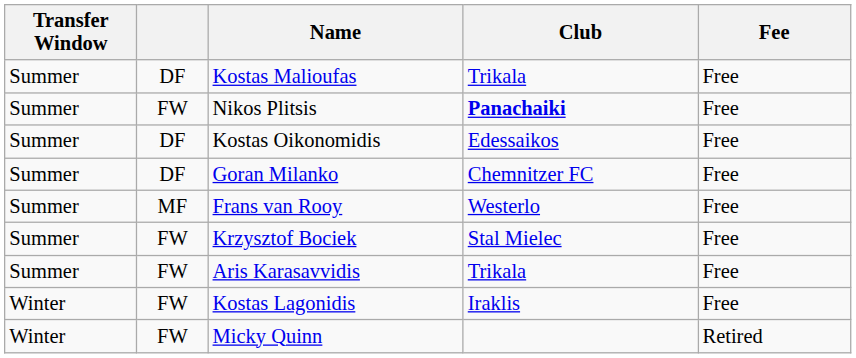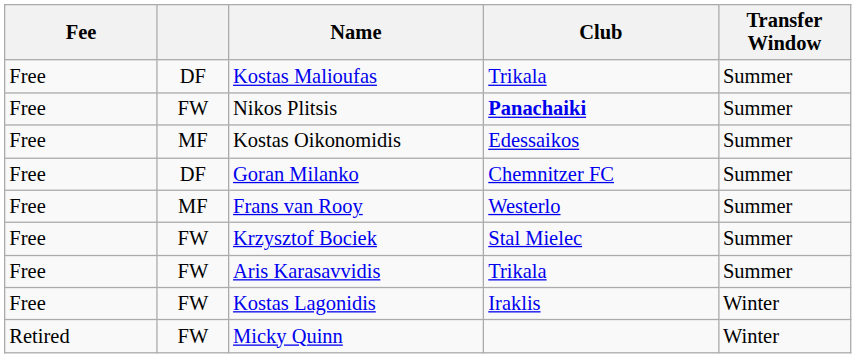columns swapped: (71, 32) <-> (774, 32)
(172, 141) DF -> (193, 141) MF
